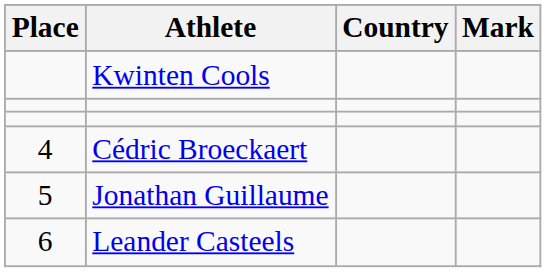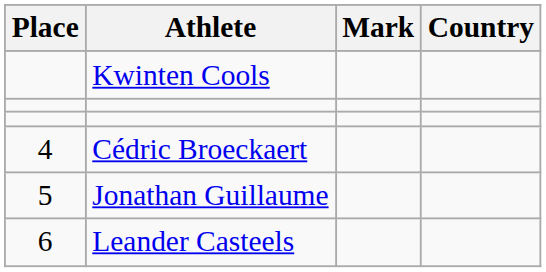columns swapped: (395, 27) <-> (498, 27)
